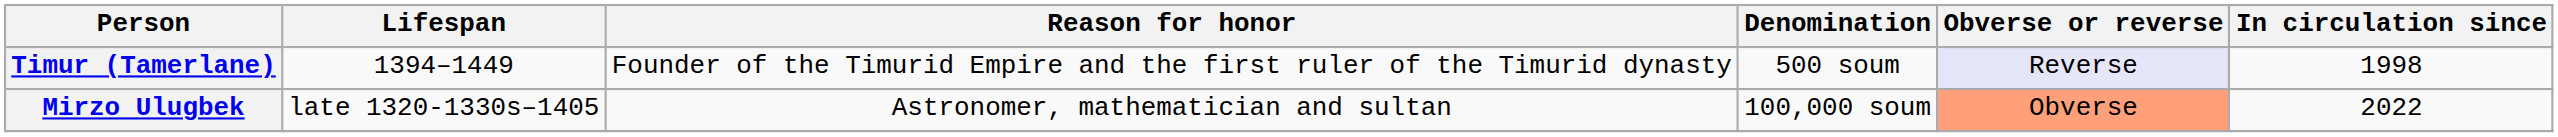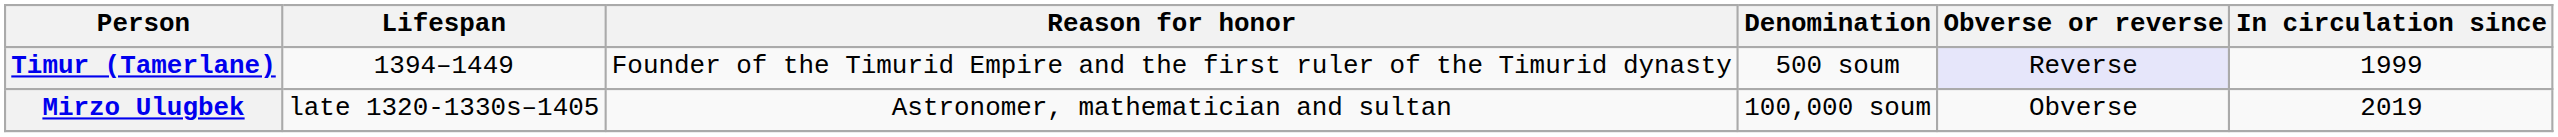(2391, 68) 1998 -> (2391, 68) 1999
(2083, 110) lightsalmon background -> (2083, 110) no background
(2391, 110) 2022 -> (2391, 110) 2019
